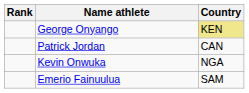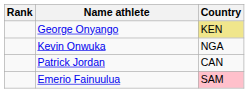rows swapped: (71, 46) <-> (72, 63)
(212, 79) no background -> (212, 79) pink background
